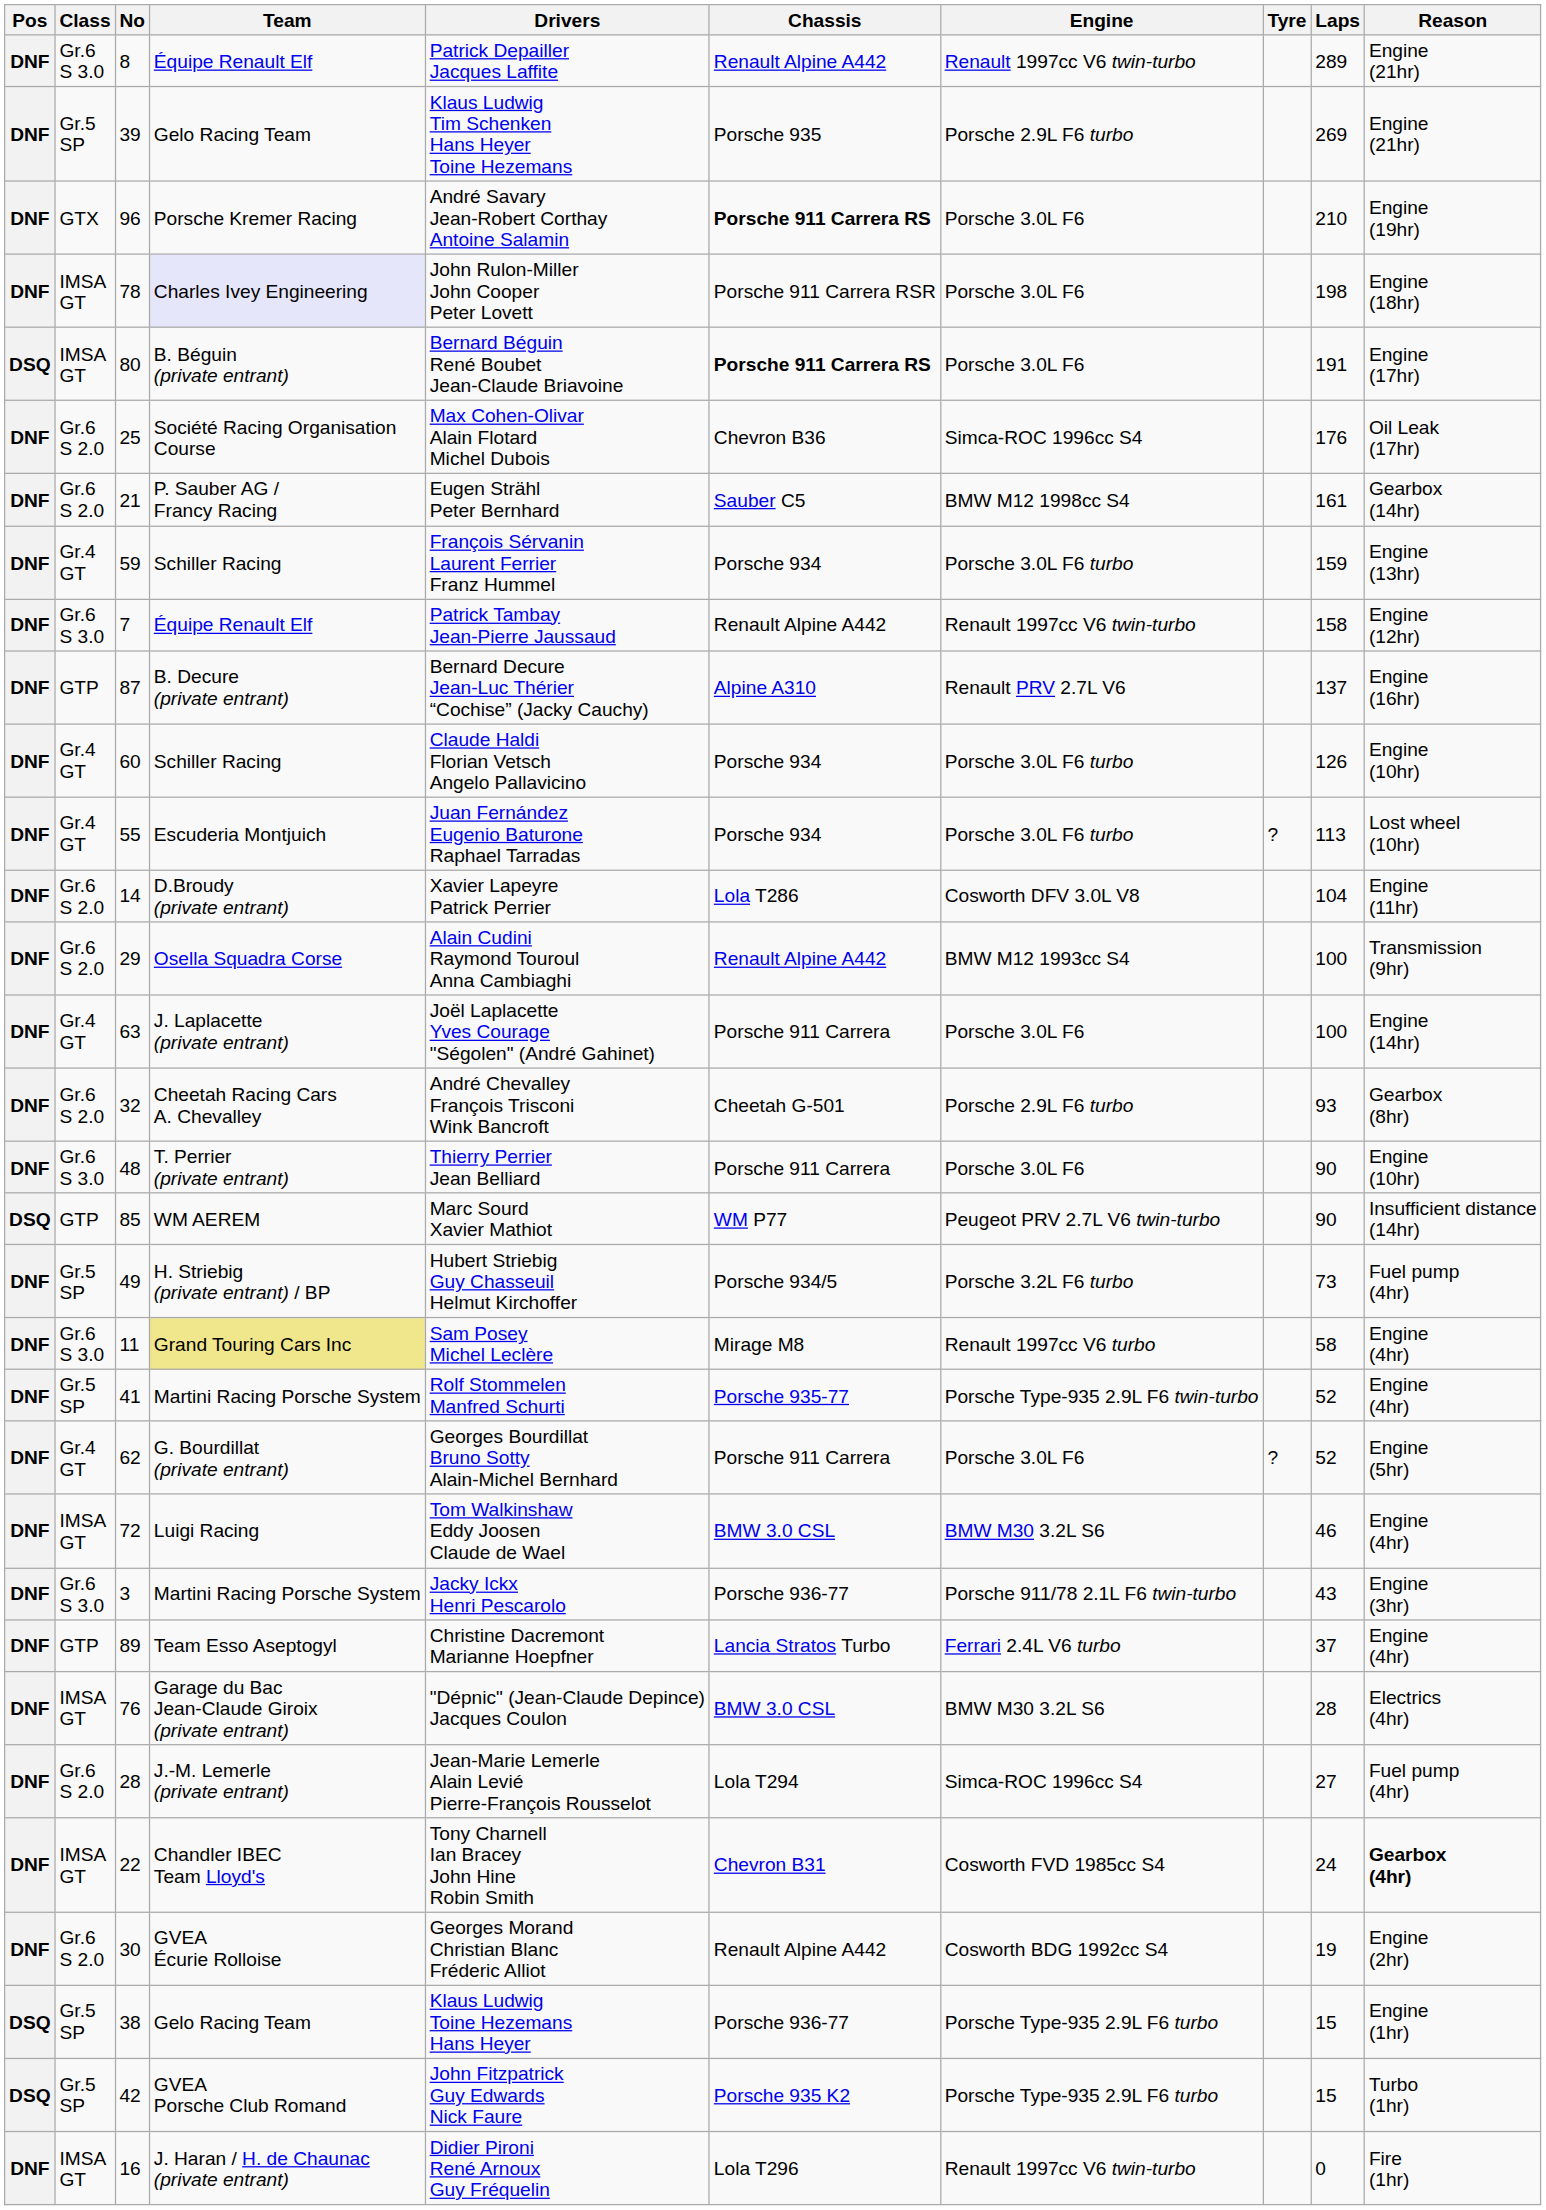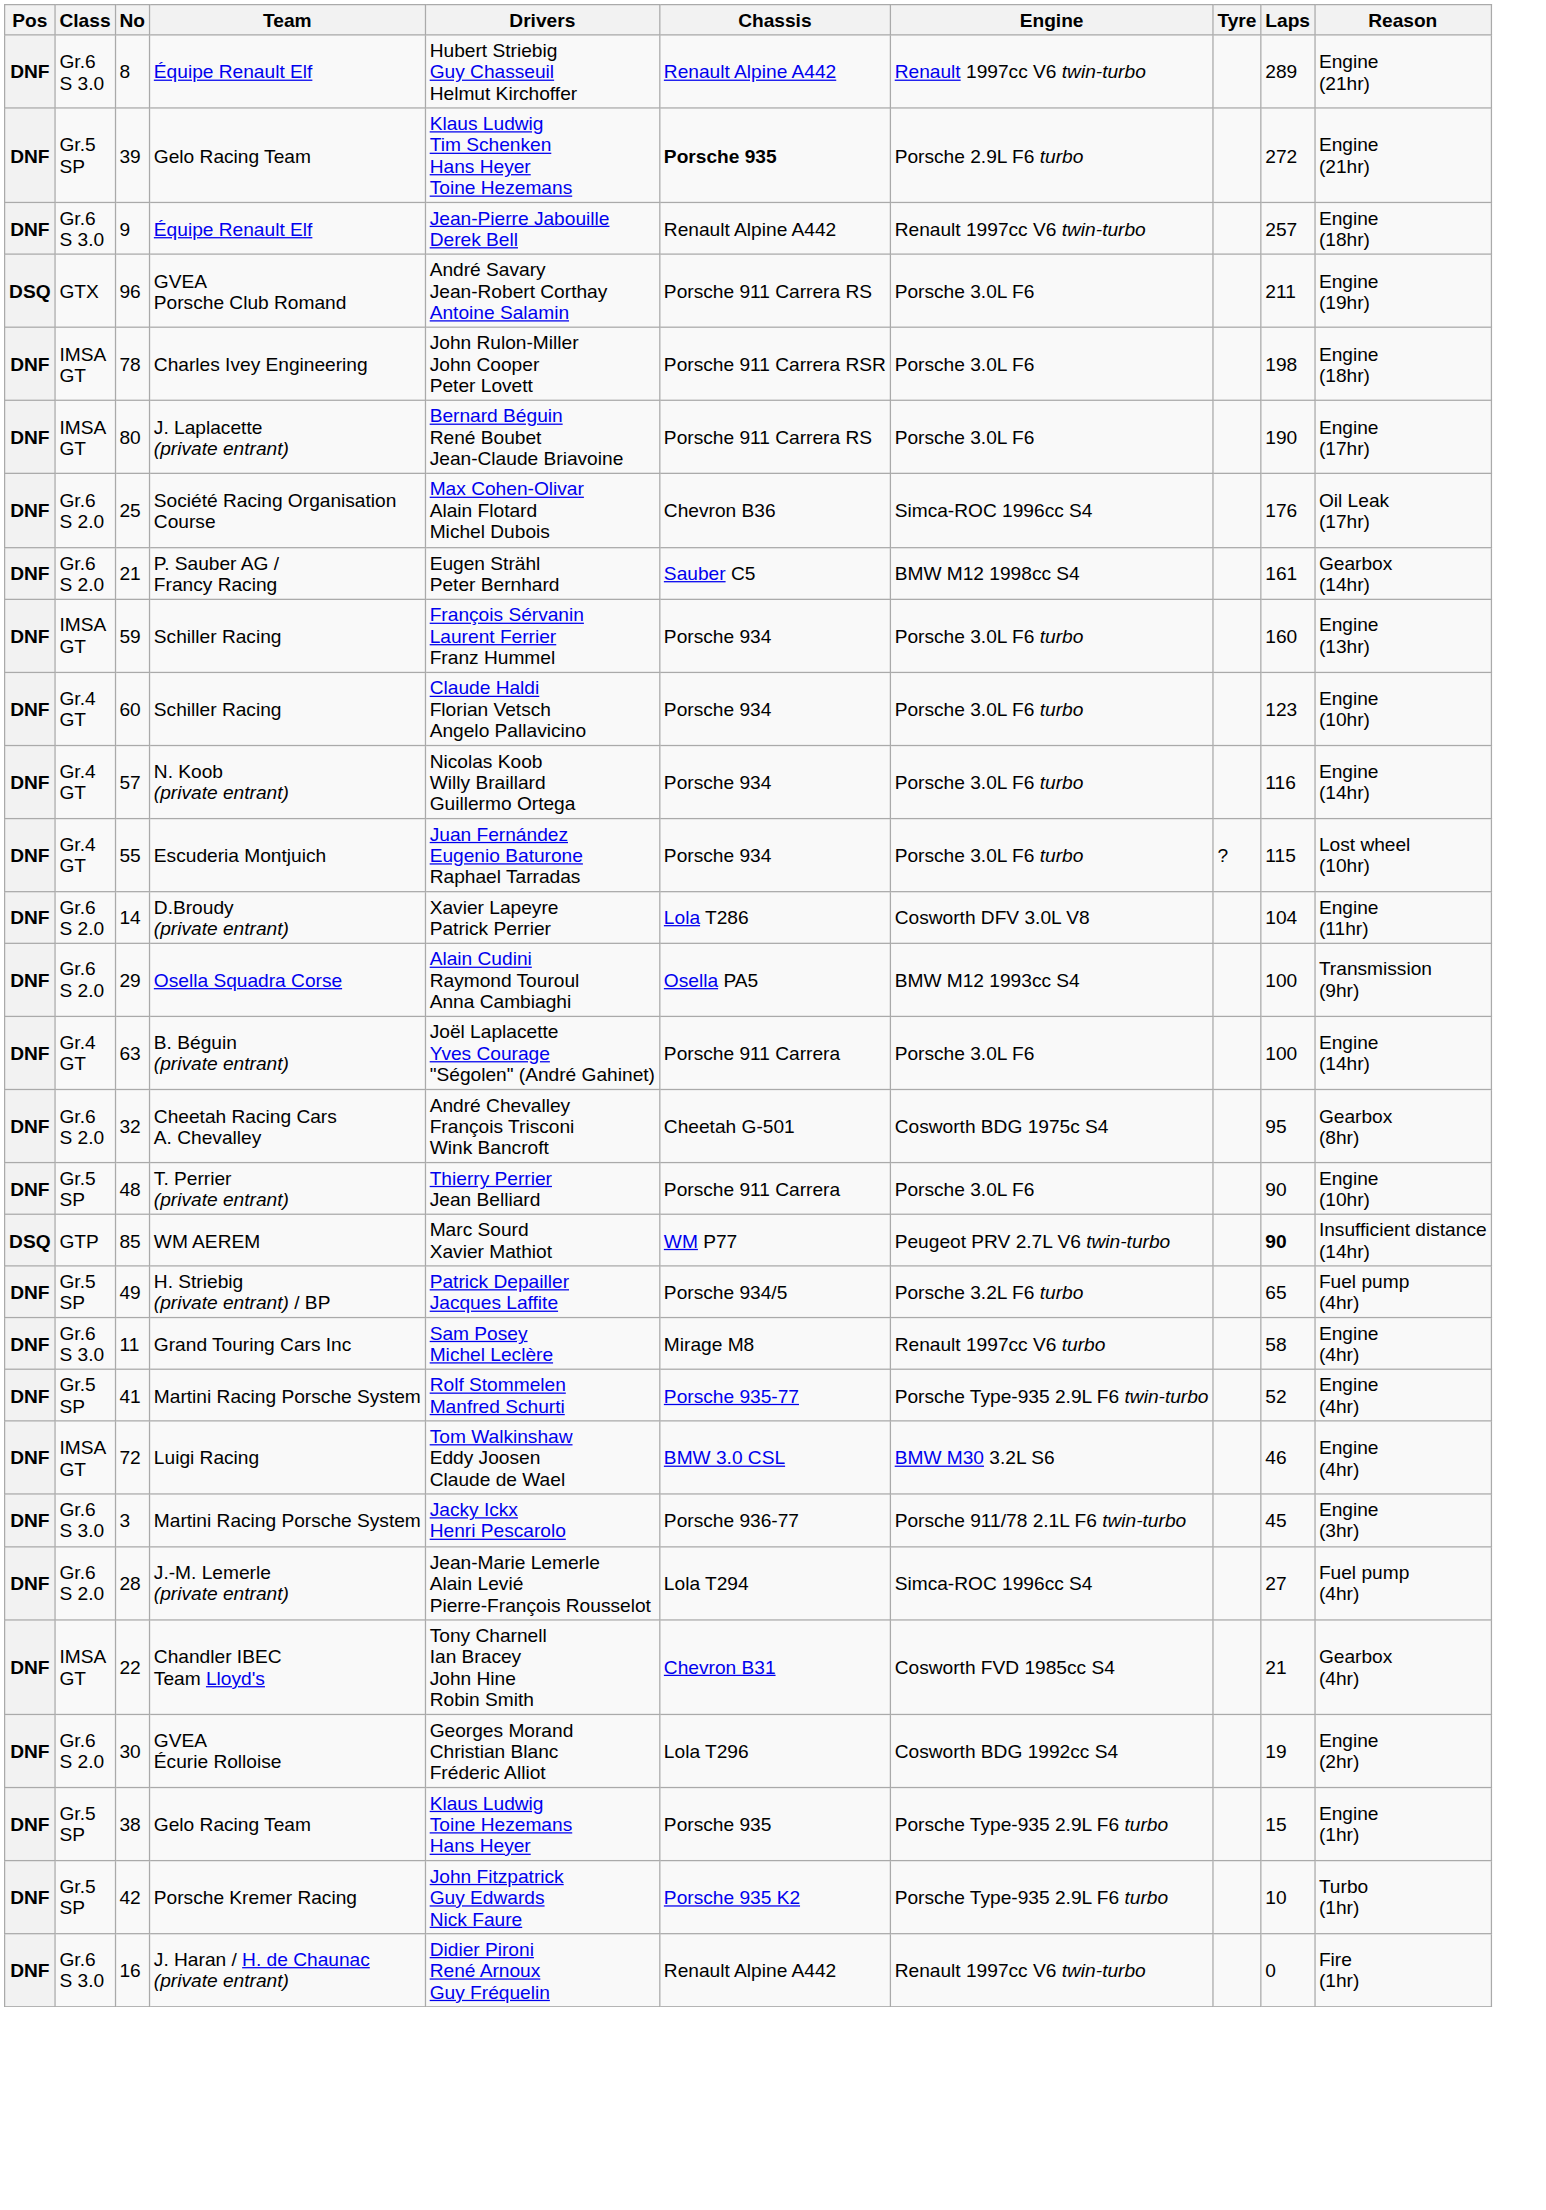(499, 61) Patrick Depailler Jacques Laffite -> (503, 72) Hubert Striebig Guy Chasseuil Helmut Kirchoffer
(768, 134) normal -> (720, 156) bold
(1331, 134) 269 -> (1281, 156) 272
+ row: (125, 229)
(30, 218) DNF -> (30, 291) DSQ
(255, 218) Porsche Kremer Racing -> (250, 291) GVEA Porsche Club Romand
(822, 218) bold -> (768, 291) normal
(1331, 218) 210 -> (1281, 291) 211
(261, 291) lavender background -> (261, 364) no background
(30, 364) DSQ -> (30, 438) DNF
(221, 364) B. Béguin (private entrant) -> (221, 438) J. Laplacette (private entrant)
(822, 364) bold -> (768, 438) normal
(1331, 364) 191 -> (1281, 438) 190
(78, 562) Gr.4 GT -> (83, 636) IMSA GT
(1331, 562) 159 -> (1281, 636) 160
- row: (125, 625)
- row: (130, 687)
(1331, 760) 126 -> (1281, 709) 123
+ row: (130, 782)
(1331, 834) 113 -> (1281, 855) 115
(800, 959) Renault Alpine A442 -> (711, 980) Osella PA5
(221, 1032) J. Laplacette (private entrant) -> (221, 1053) B. Béguin (private entrant)
(1039, 1105) Porsche 2.9L F6 turbo -> (1002, 1126) Cosworth BDG 1975c S4
(1326, 1105) 93 -> (1276, 1126) 95
(82, 1167) Gr.6 S 3.0 -> (78, 1189) Gr.5 SP
(1326, 1219) normal -> (1276, 1240) bold
(503, 1281) Hubert Striebig Guy Chasseuil Helmut Kirchoffer -> (499, 1292) Patrick Depailler Jacques Laffite
(1326, 1281) 73 -> (1276, 1292) 65
(253, 1344) khaki background -> (253, 1344) no background
- row: (130, 1458)
(1326, 1594) 43 -> (1276, 1521) 45
- row: (130, 1645)
- row: (130, 1708)
(1326, 1865) 24 -> (1276, 1667) 21
(1408, 1865) bold -> (1356, 1667) normal
(800, 1949) Renault Alpine A442 -> (706, 1751) Lola T296
(30, 2022) DSQ -> (30, 1824) DNF
(781, 2022) Porsche 936-77 -> (718, 1824) Porsche 935
(30, 2095) DSQ -> (30, 1897) DNF
(250, 2095) GVEA Porsche Club Romand -> (255, 1897) Porsche Kremer Racing
(1326, 2095) 15 -> (1276, 1897) 10
(83, 2168) IMSA GT -> (82, 1970) Gr.6 S 3.0
(756, 2168) Lola T296 -> (750, 1970) Renault Alpine A442
